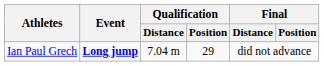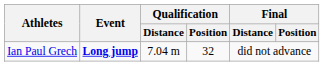(208, 51) 29 -> (208, 51) 32
